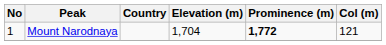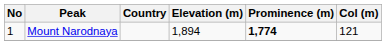(186, 31) 1,704 -> (186, 31) 1,894
(262, 31) 1,772 -> (262, 31) 1,774
